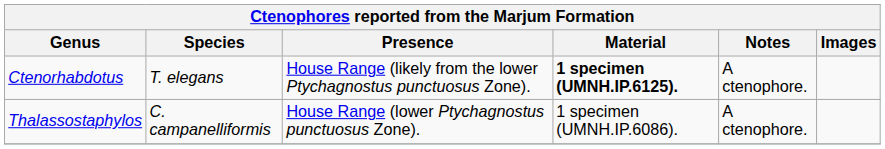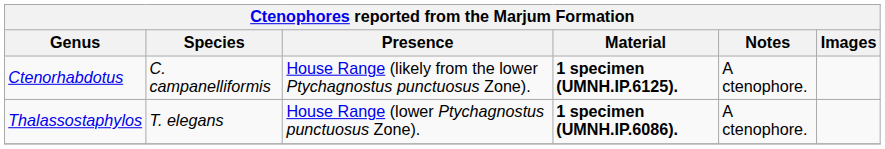(187, 77) T. elegans -> (210, 77) C. campanelliformis
(210, 121) C. campanelliformis -> (187, 121) T. elegans
(617, 121) normal -> (617, 121) bold
